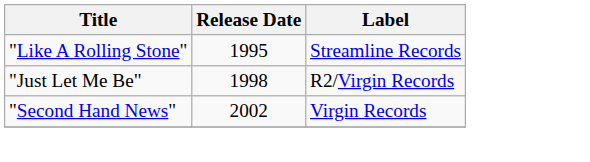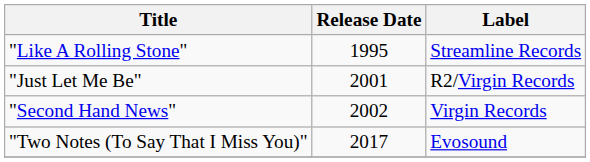(249, 80) 1998 -> (369, 80) 2001
+ row: (158, 141)
